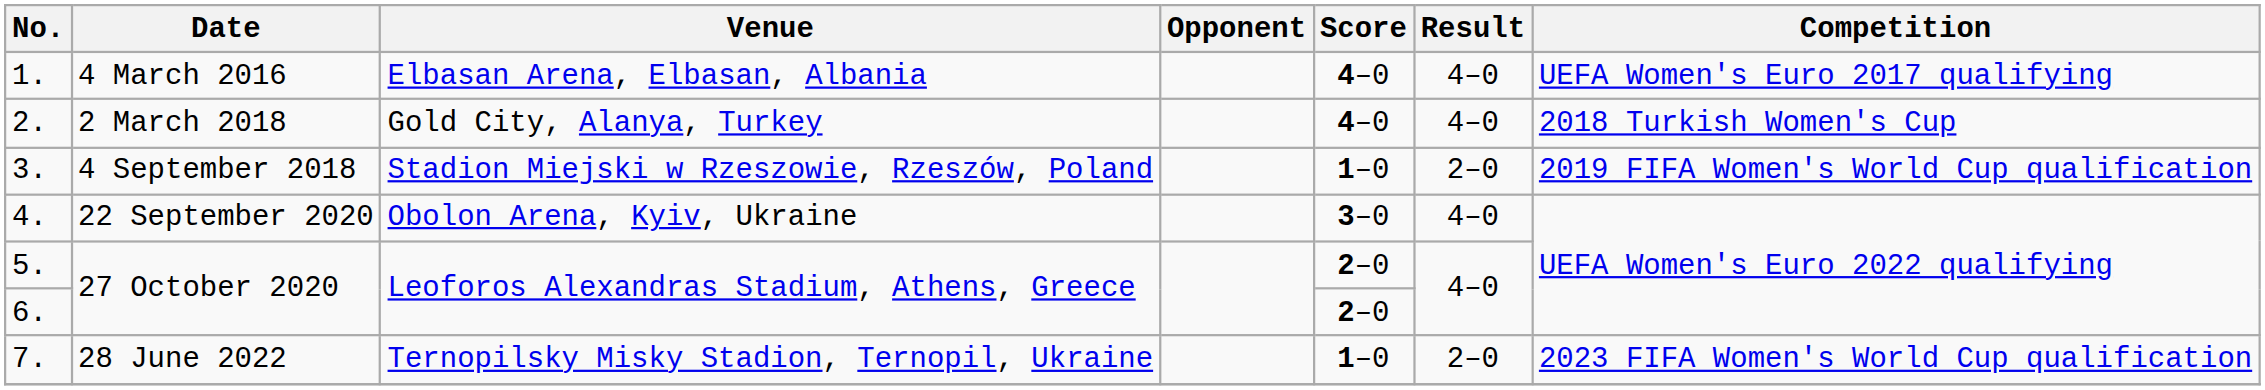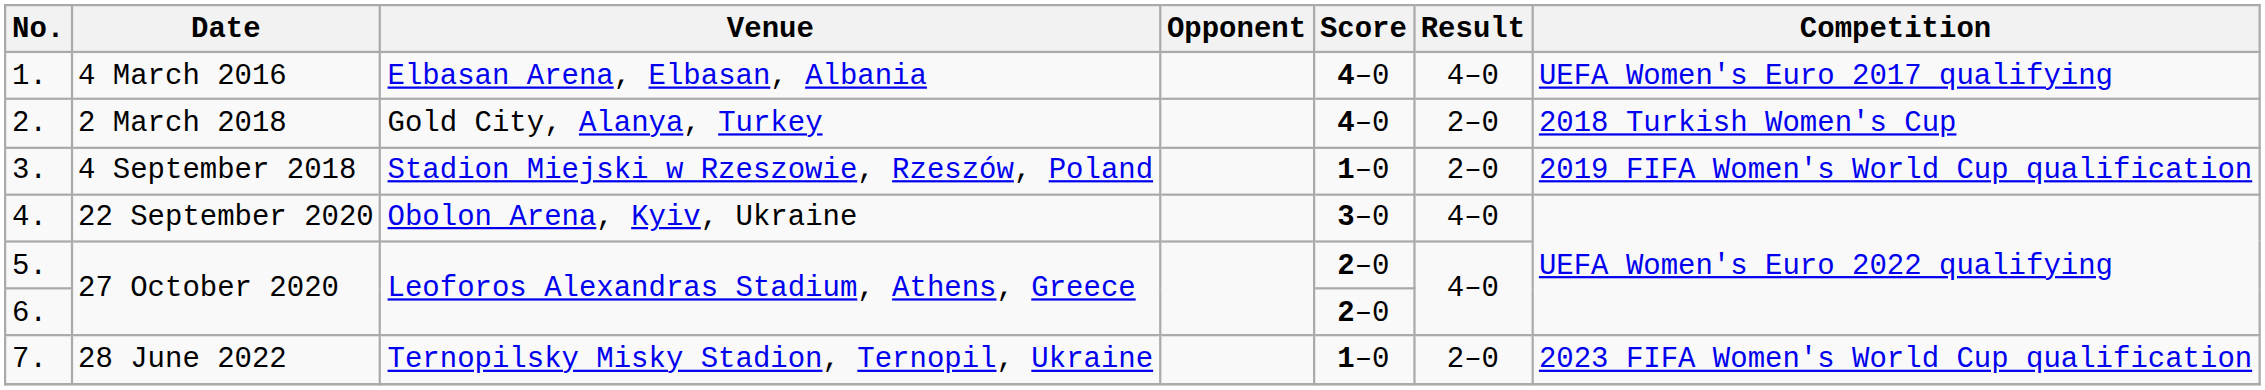(1473, 123) 4–0 -> (1473, 123) 2–0
